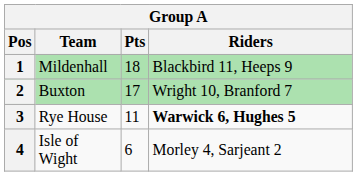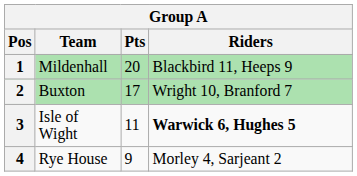(132, 66) 18 -> (132, 66) 20
(73, 116) Rye House -> (59, 125) Isle of Wight
(59, 150) Isle of Wight -> (73, 158) Rye House
(128, 150) 6 -> (128, 158) 9
